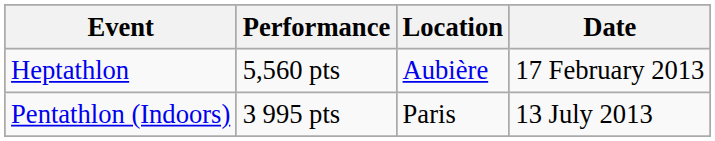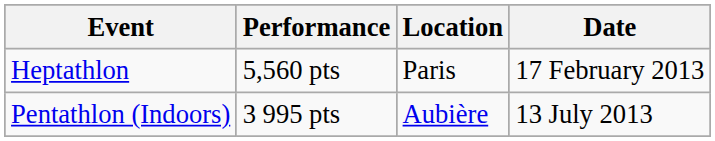(445, 70) Aubière -> (429, 70) Paris
(429, 114) Paris -> (445, 114) Aubière
